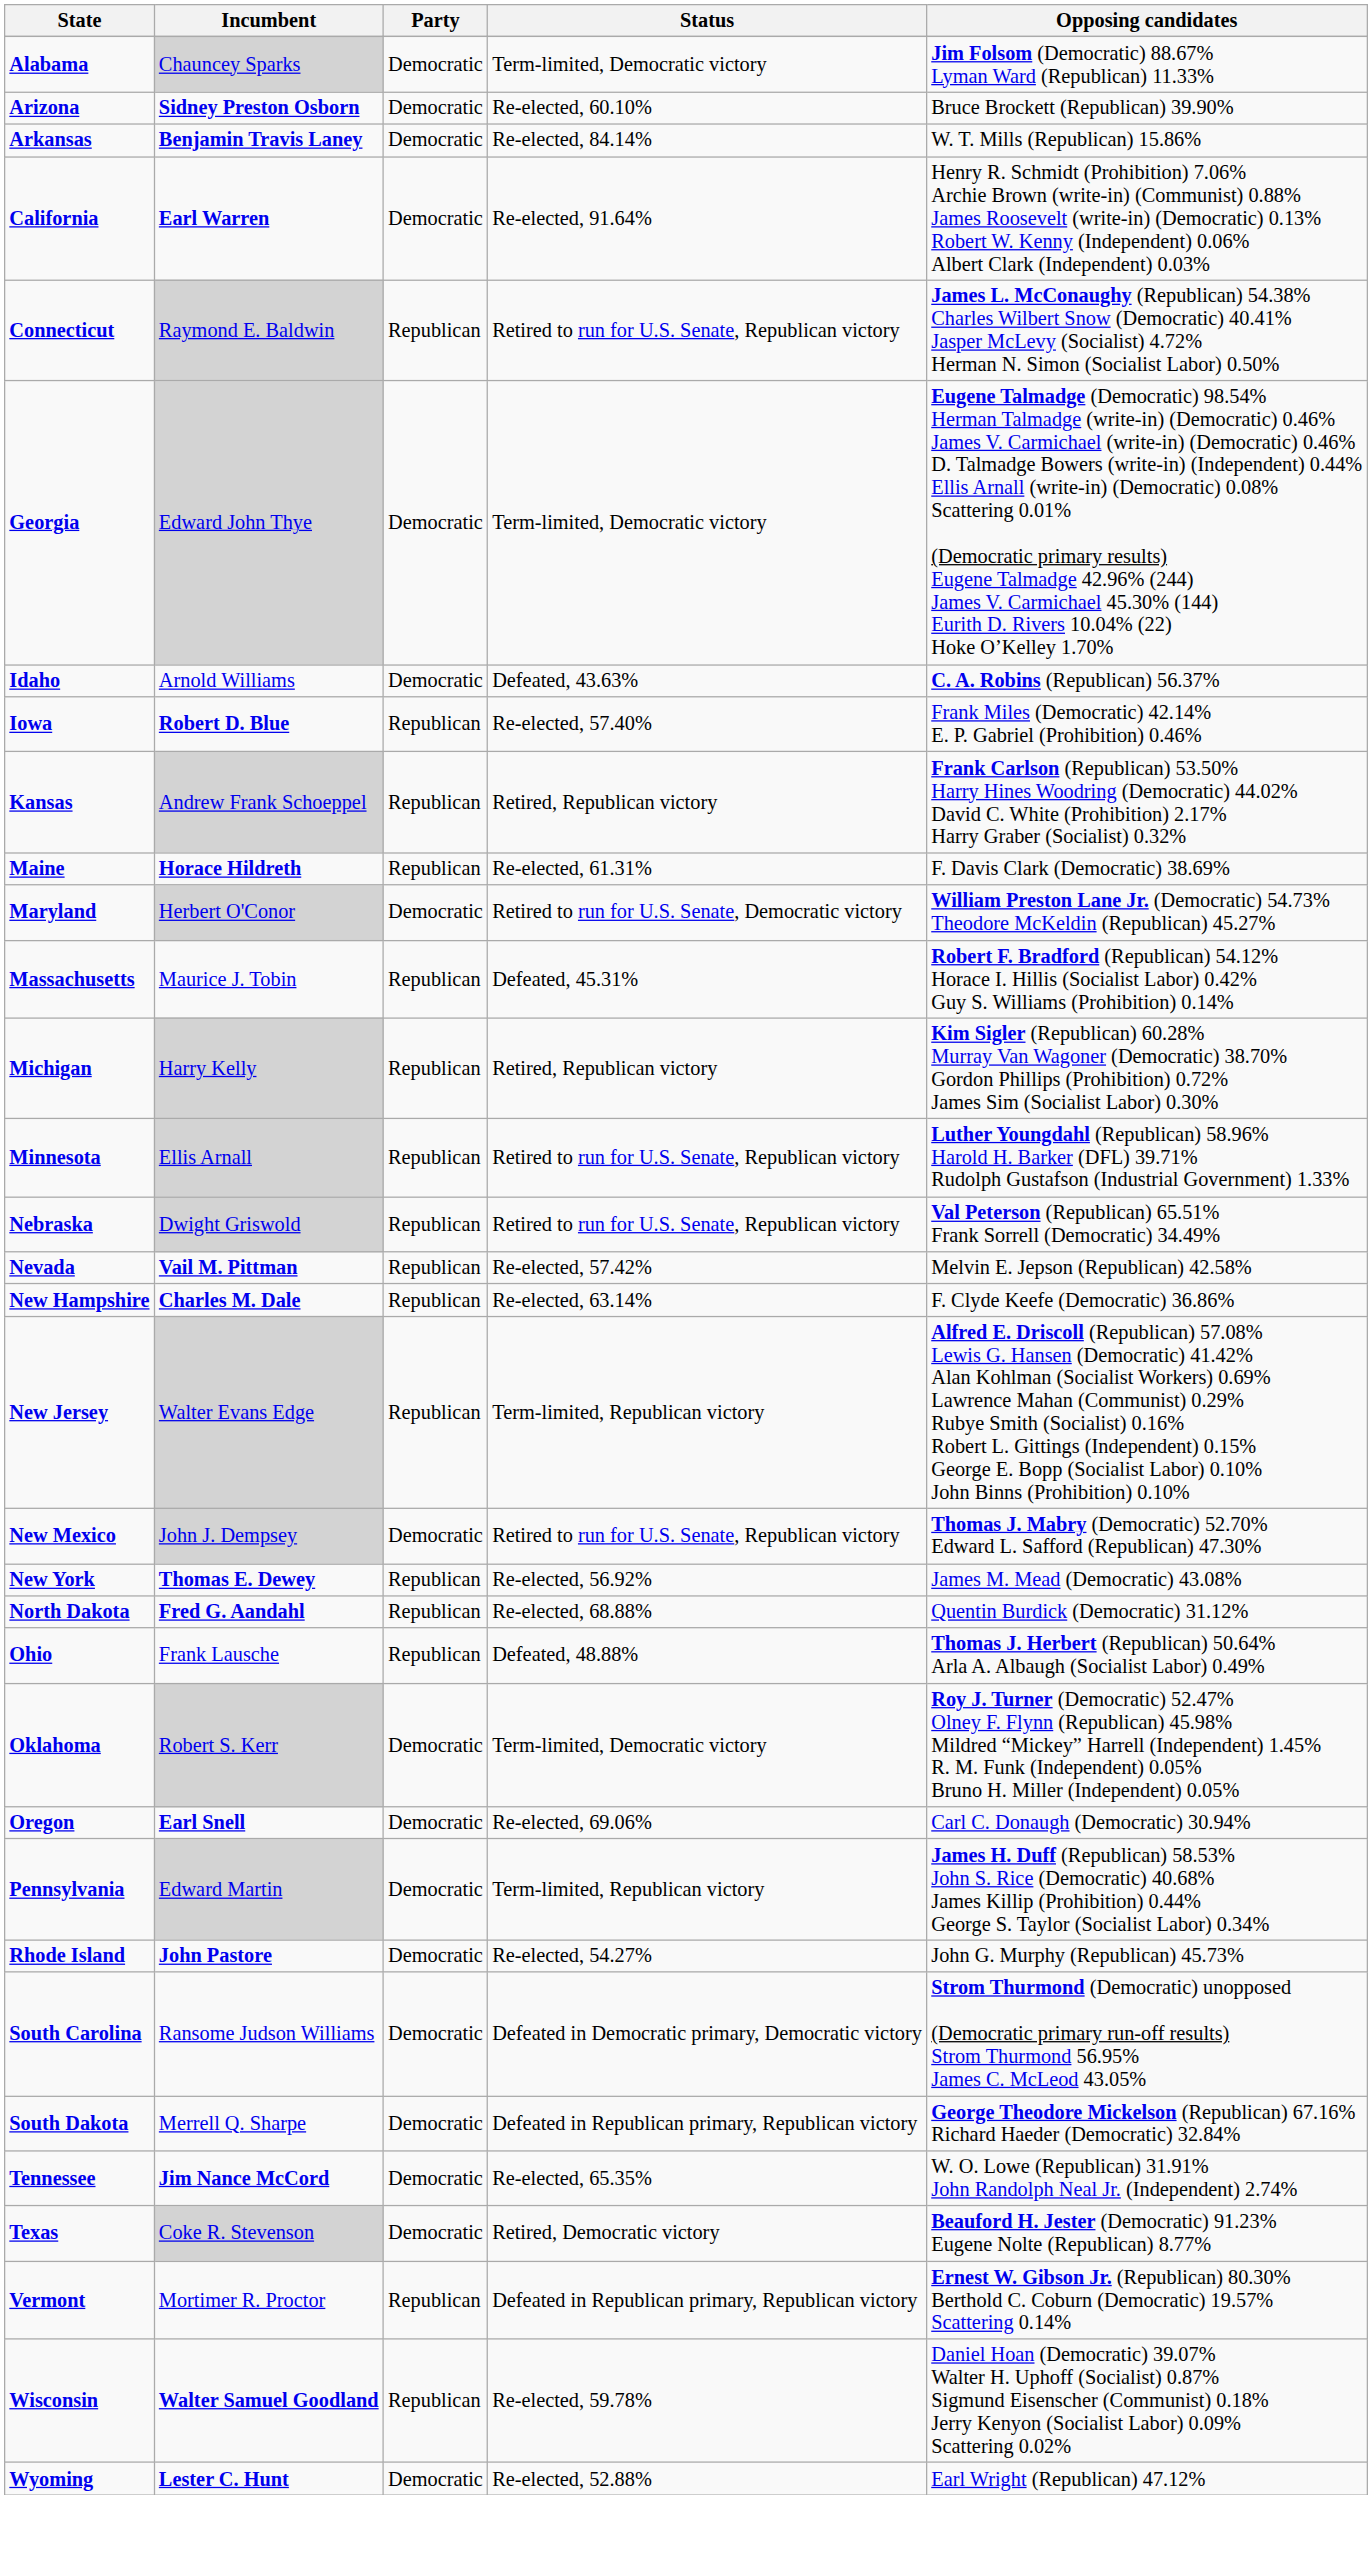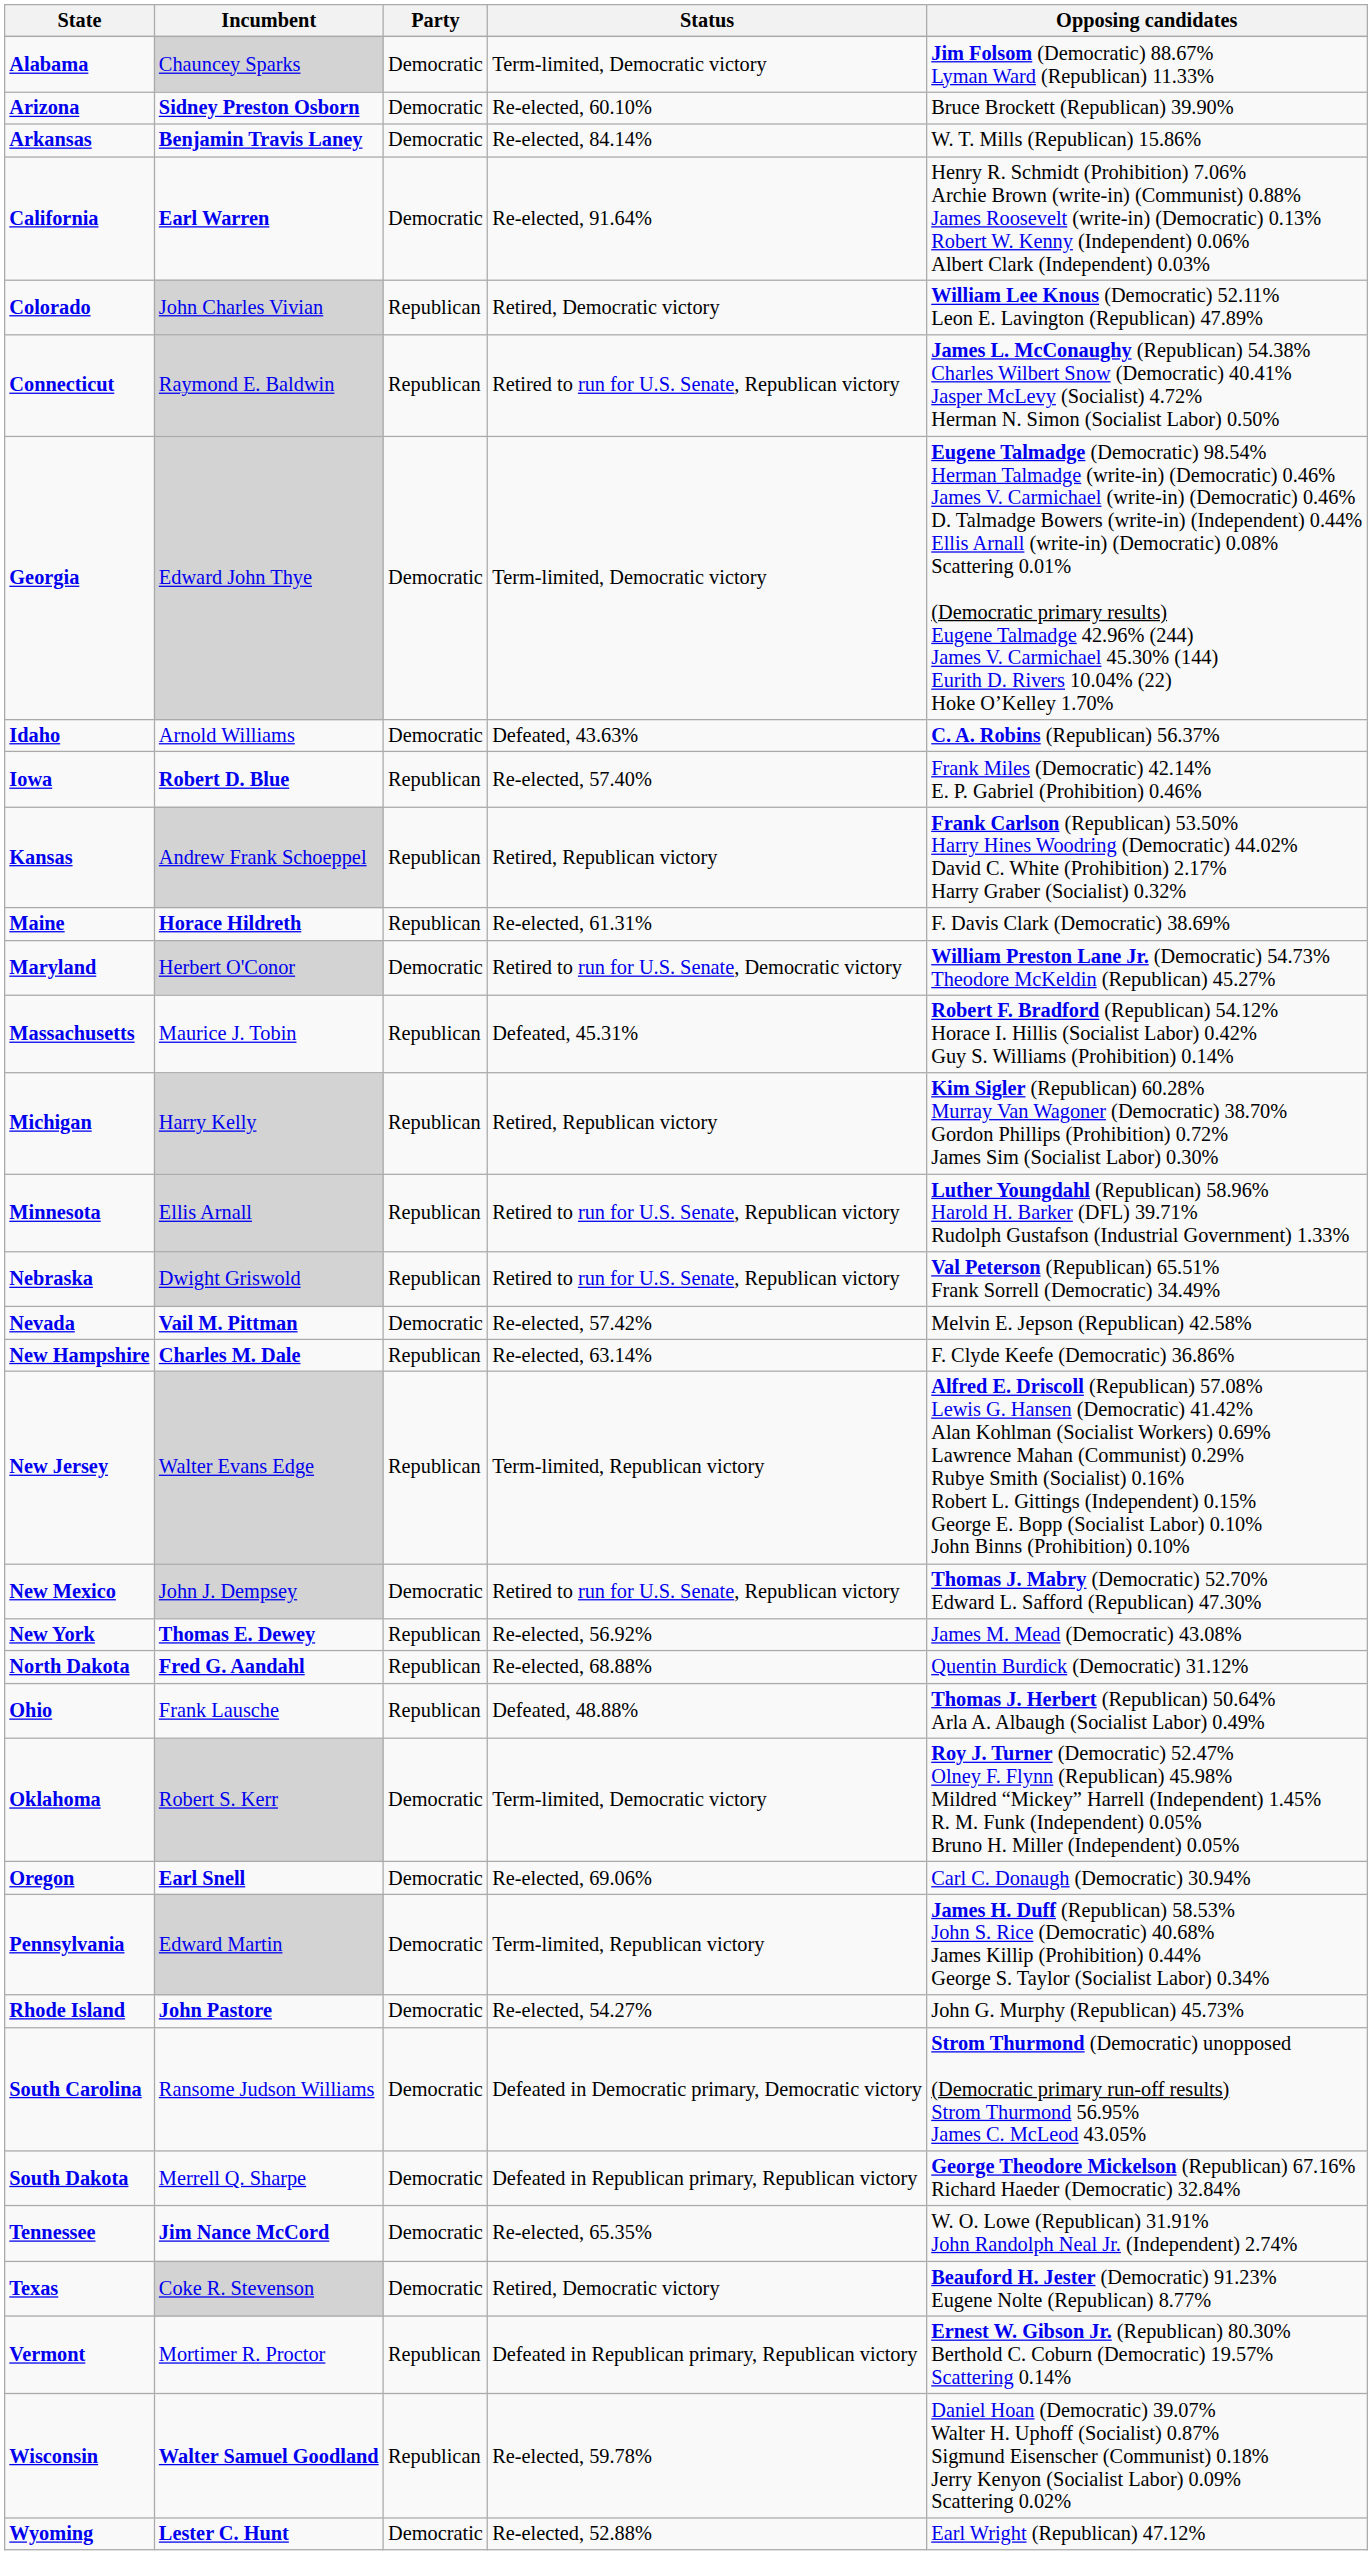+ row: (50, 307)
(434, 1267) Republican -> (435, 1322) Democratic
